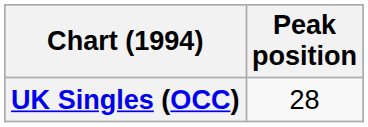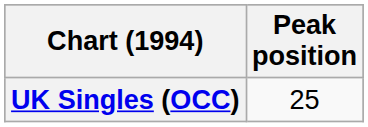(304, 99) 28 -> (304, 99) 25
